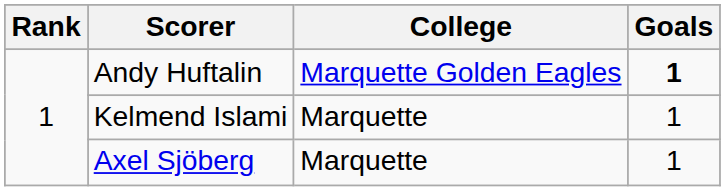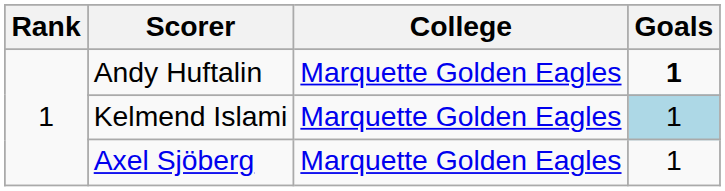(364, 116) Marquette -> (461, 116) Marquette Golden Eagles
(674, 116) no background -> (674, 116) lightblue background
(364, 161) Marquette -> (461, 161) Marquette Golden Eagles
